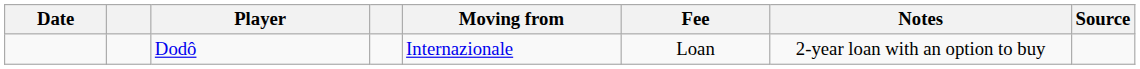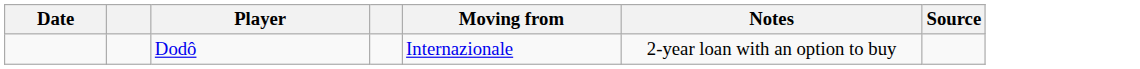- column: (696, 19)
